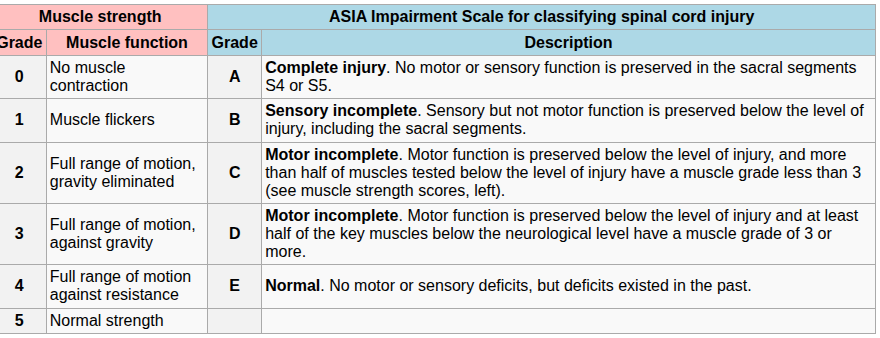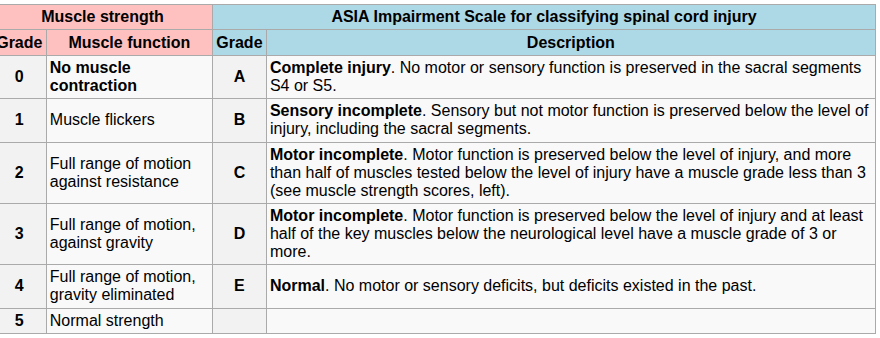(89, 76) normal -> (93, 76) bold
(123, 172) Full range of motion, gravity eliminated -> (121, 172) Full range of motion against resistance
(121, 286) Full range of motion against resistance -> (123, 286) Full range of motion, gravity eliminated
